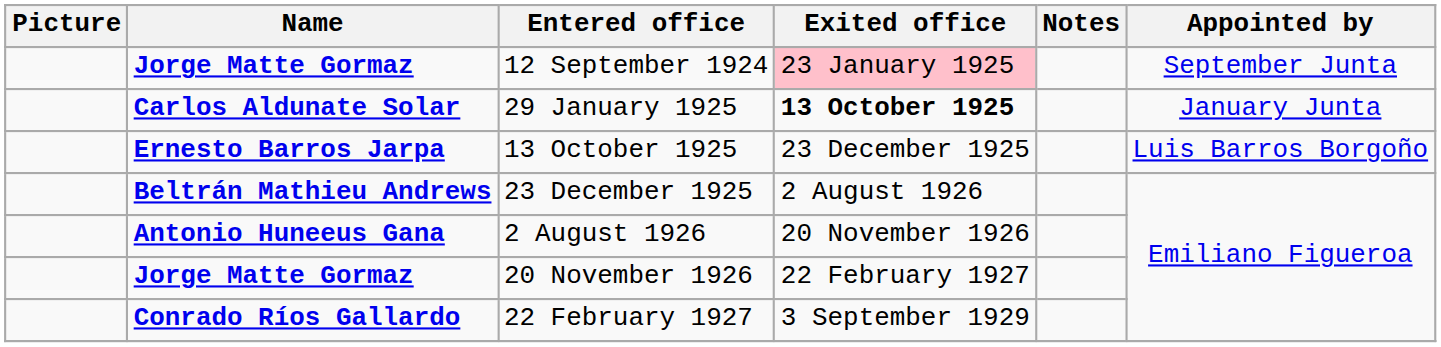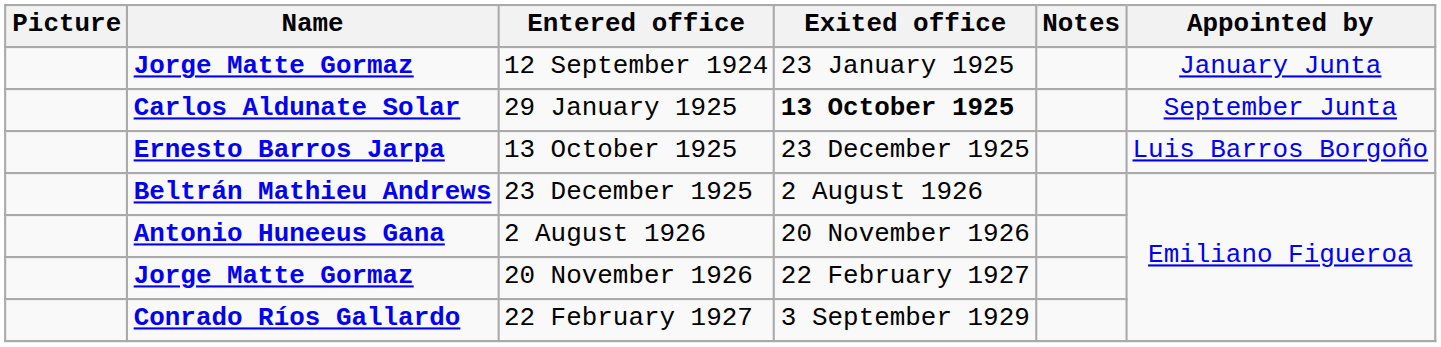(898, 68) pink background -> (898, 68) no background
(1280, 68) September Junta -> (1280, 68) January Junta
(1280, 110) January Junta -> (1280, 110) September Junta
